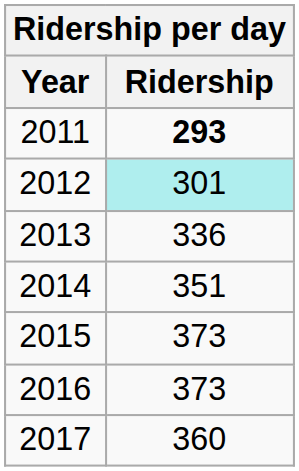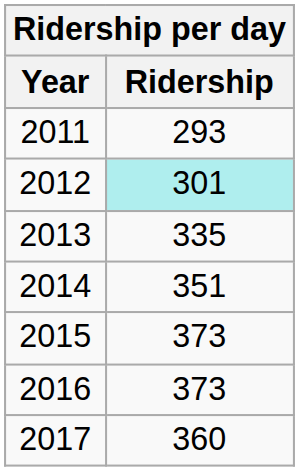(199, 132) bold -> (199, 132) normal
(199, 235) 336 -> (199, 235) 335
